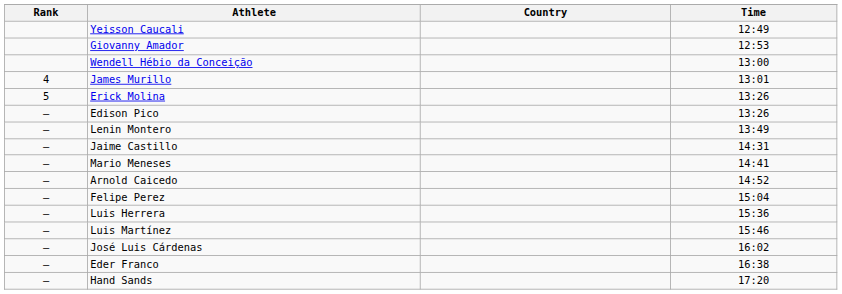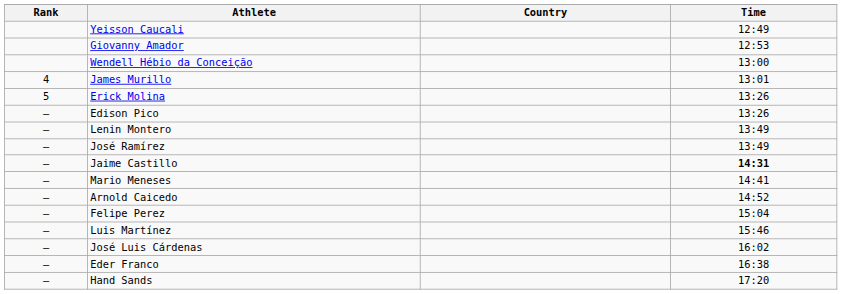+ row: (128, 147)
(754, 147) normal -> (754, 164) bold
- row: (128, 214)
